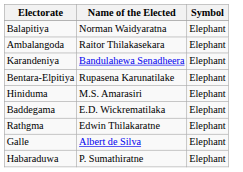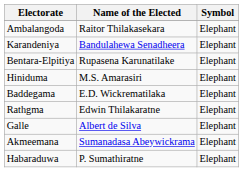- row: (28, 28)
+ row: (33, 142)
